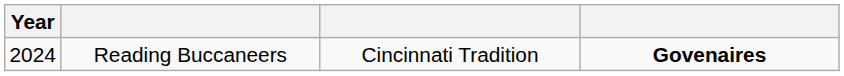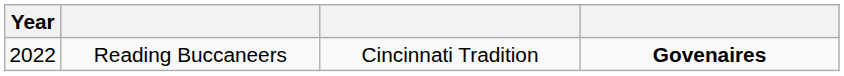(33, 54) 2024 -> (33, 54) 2022
